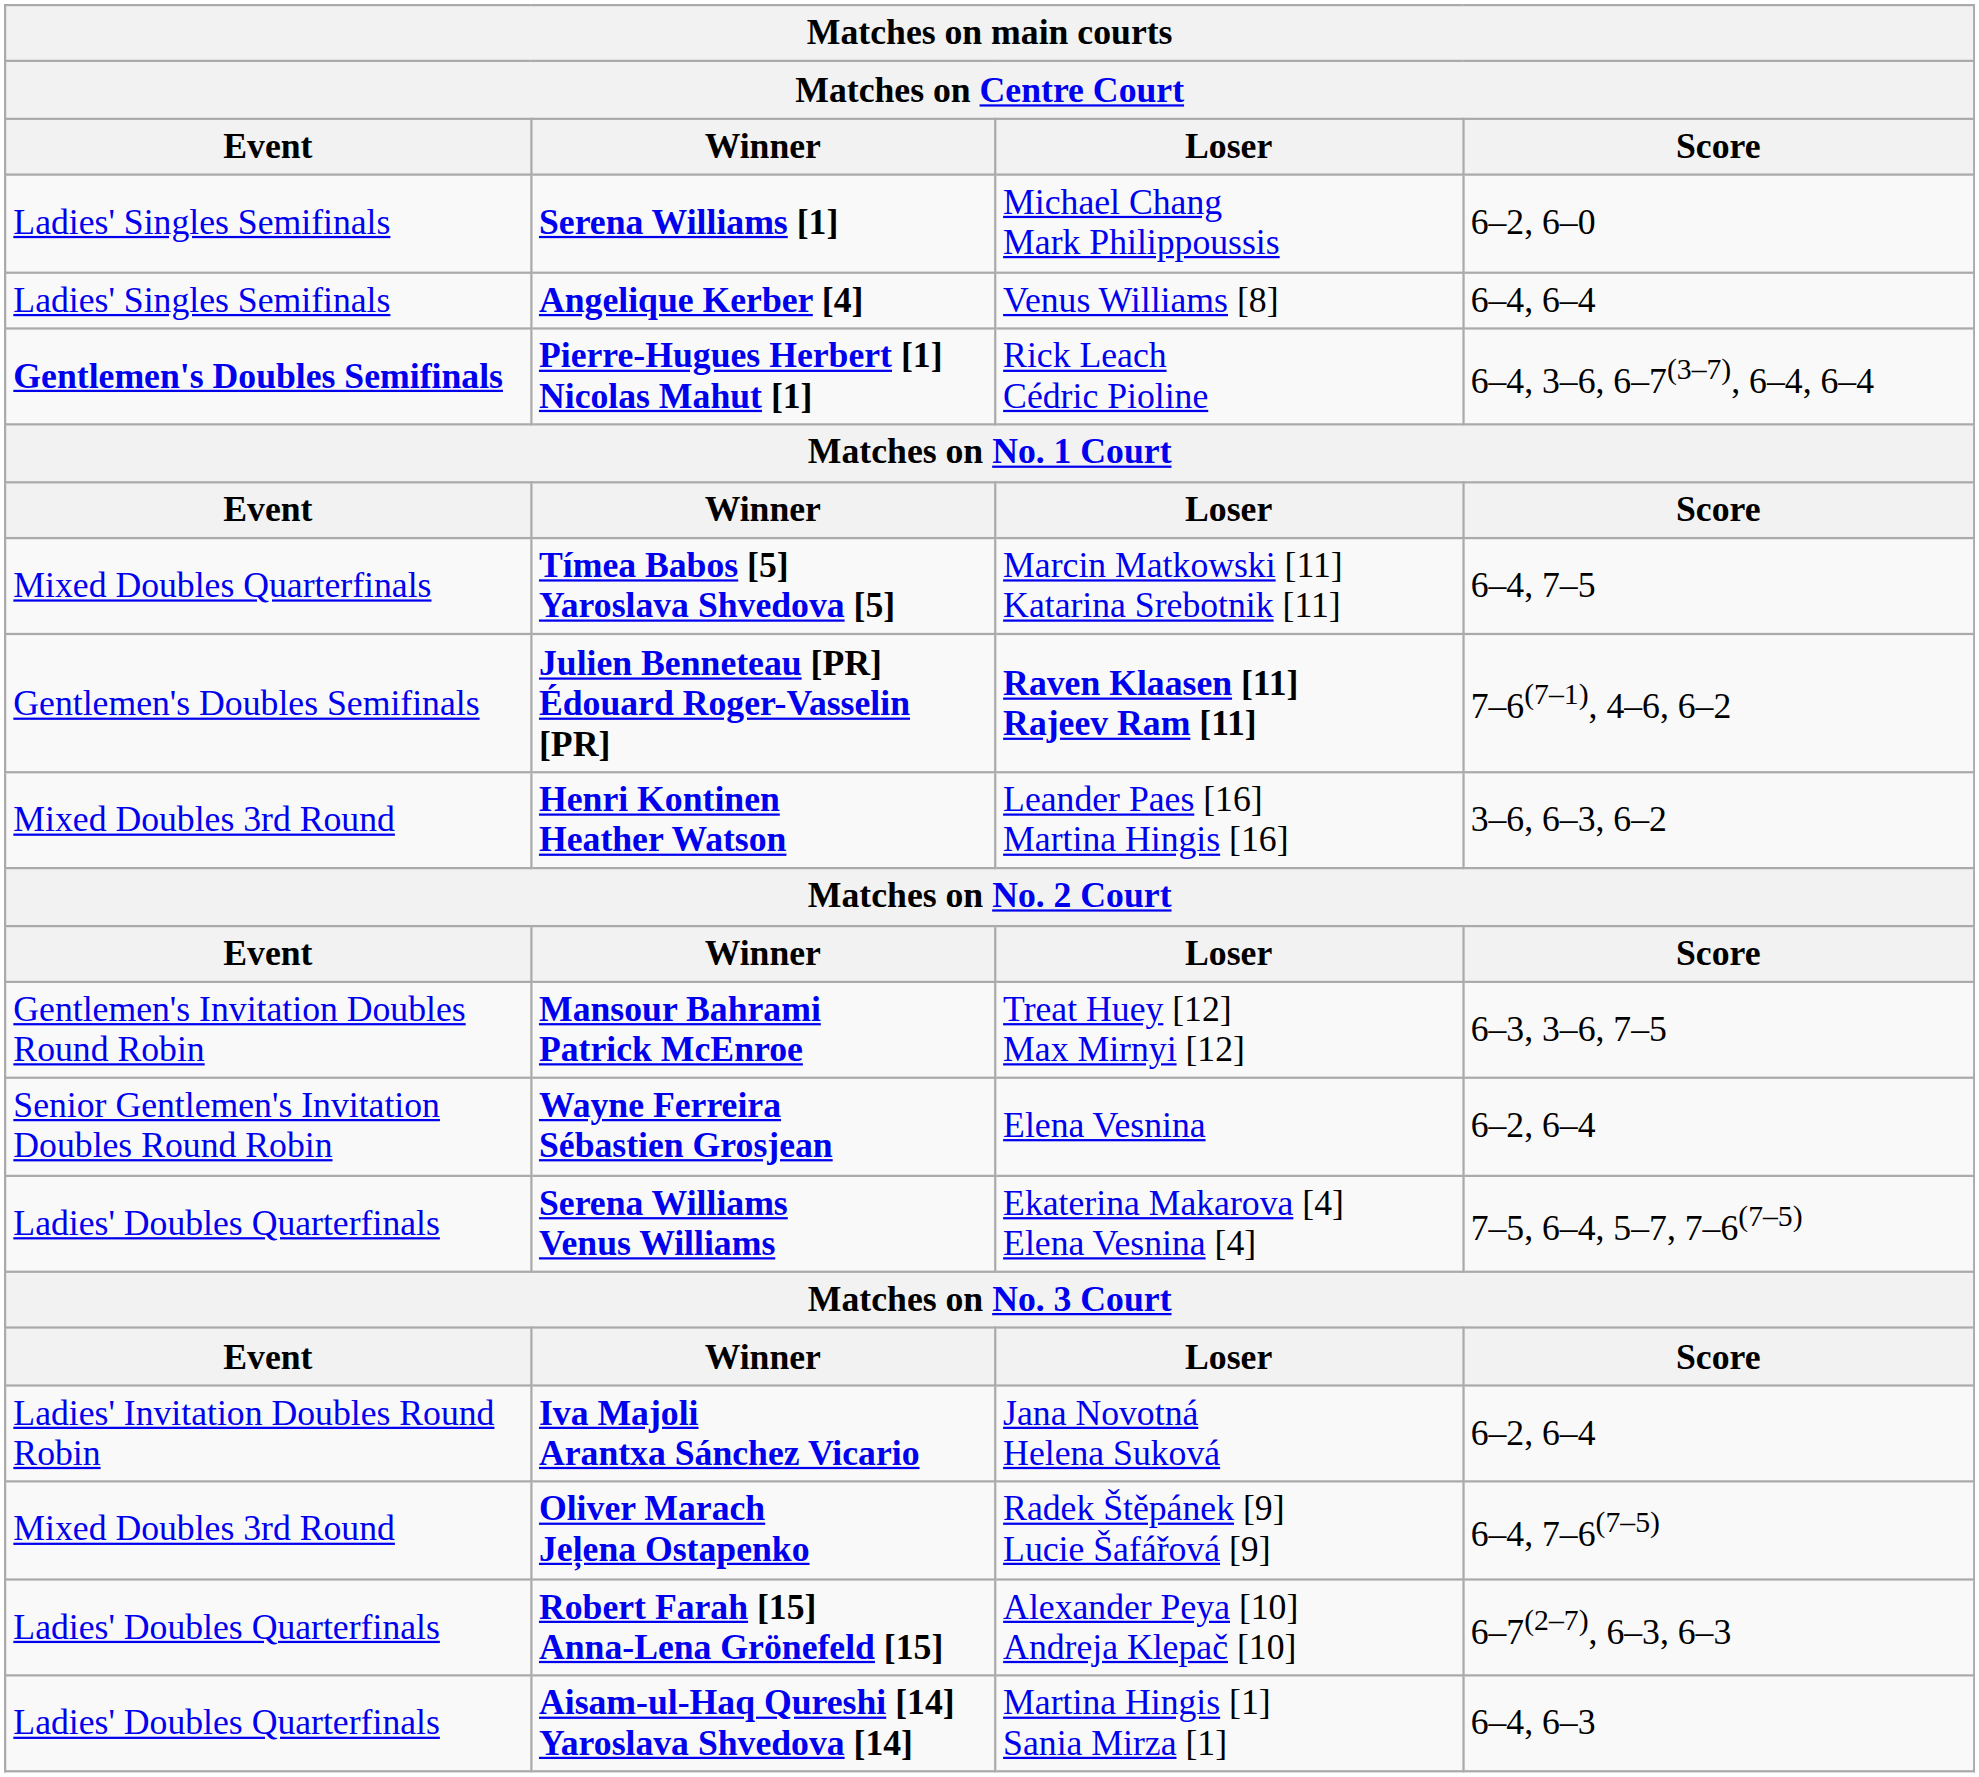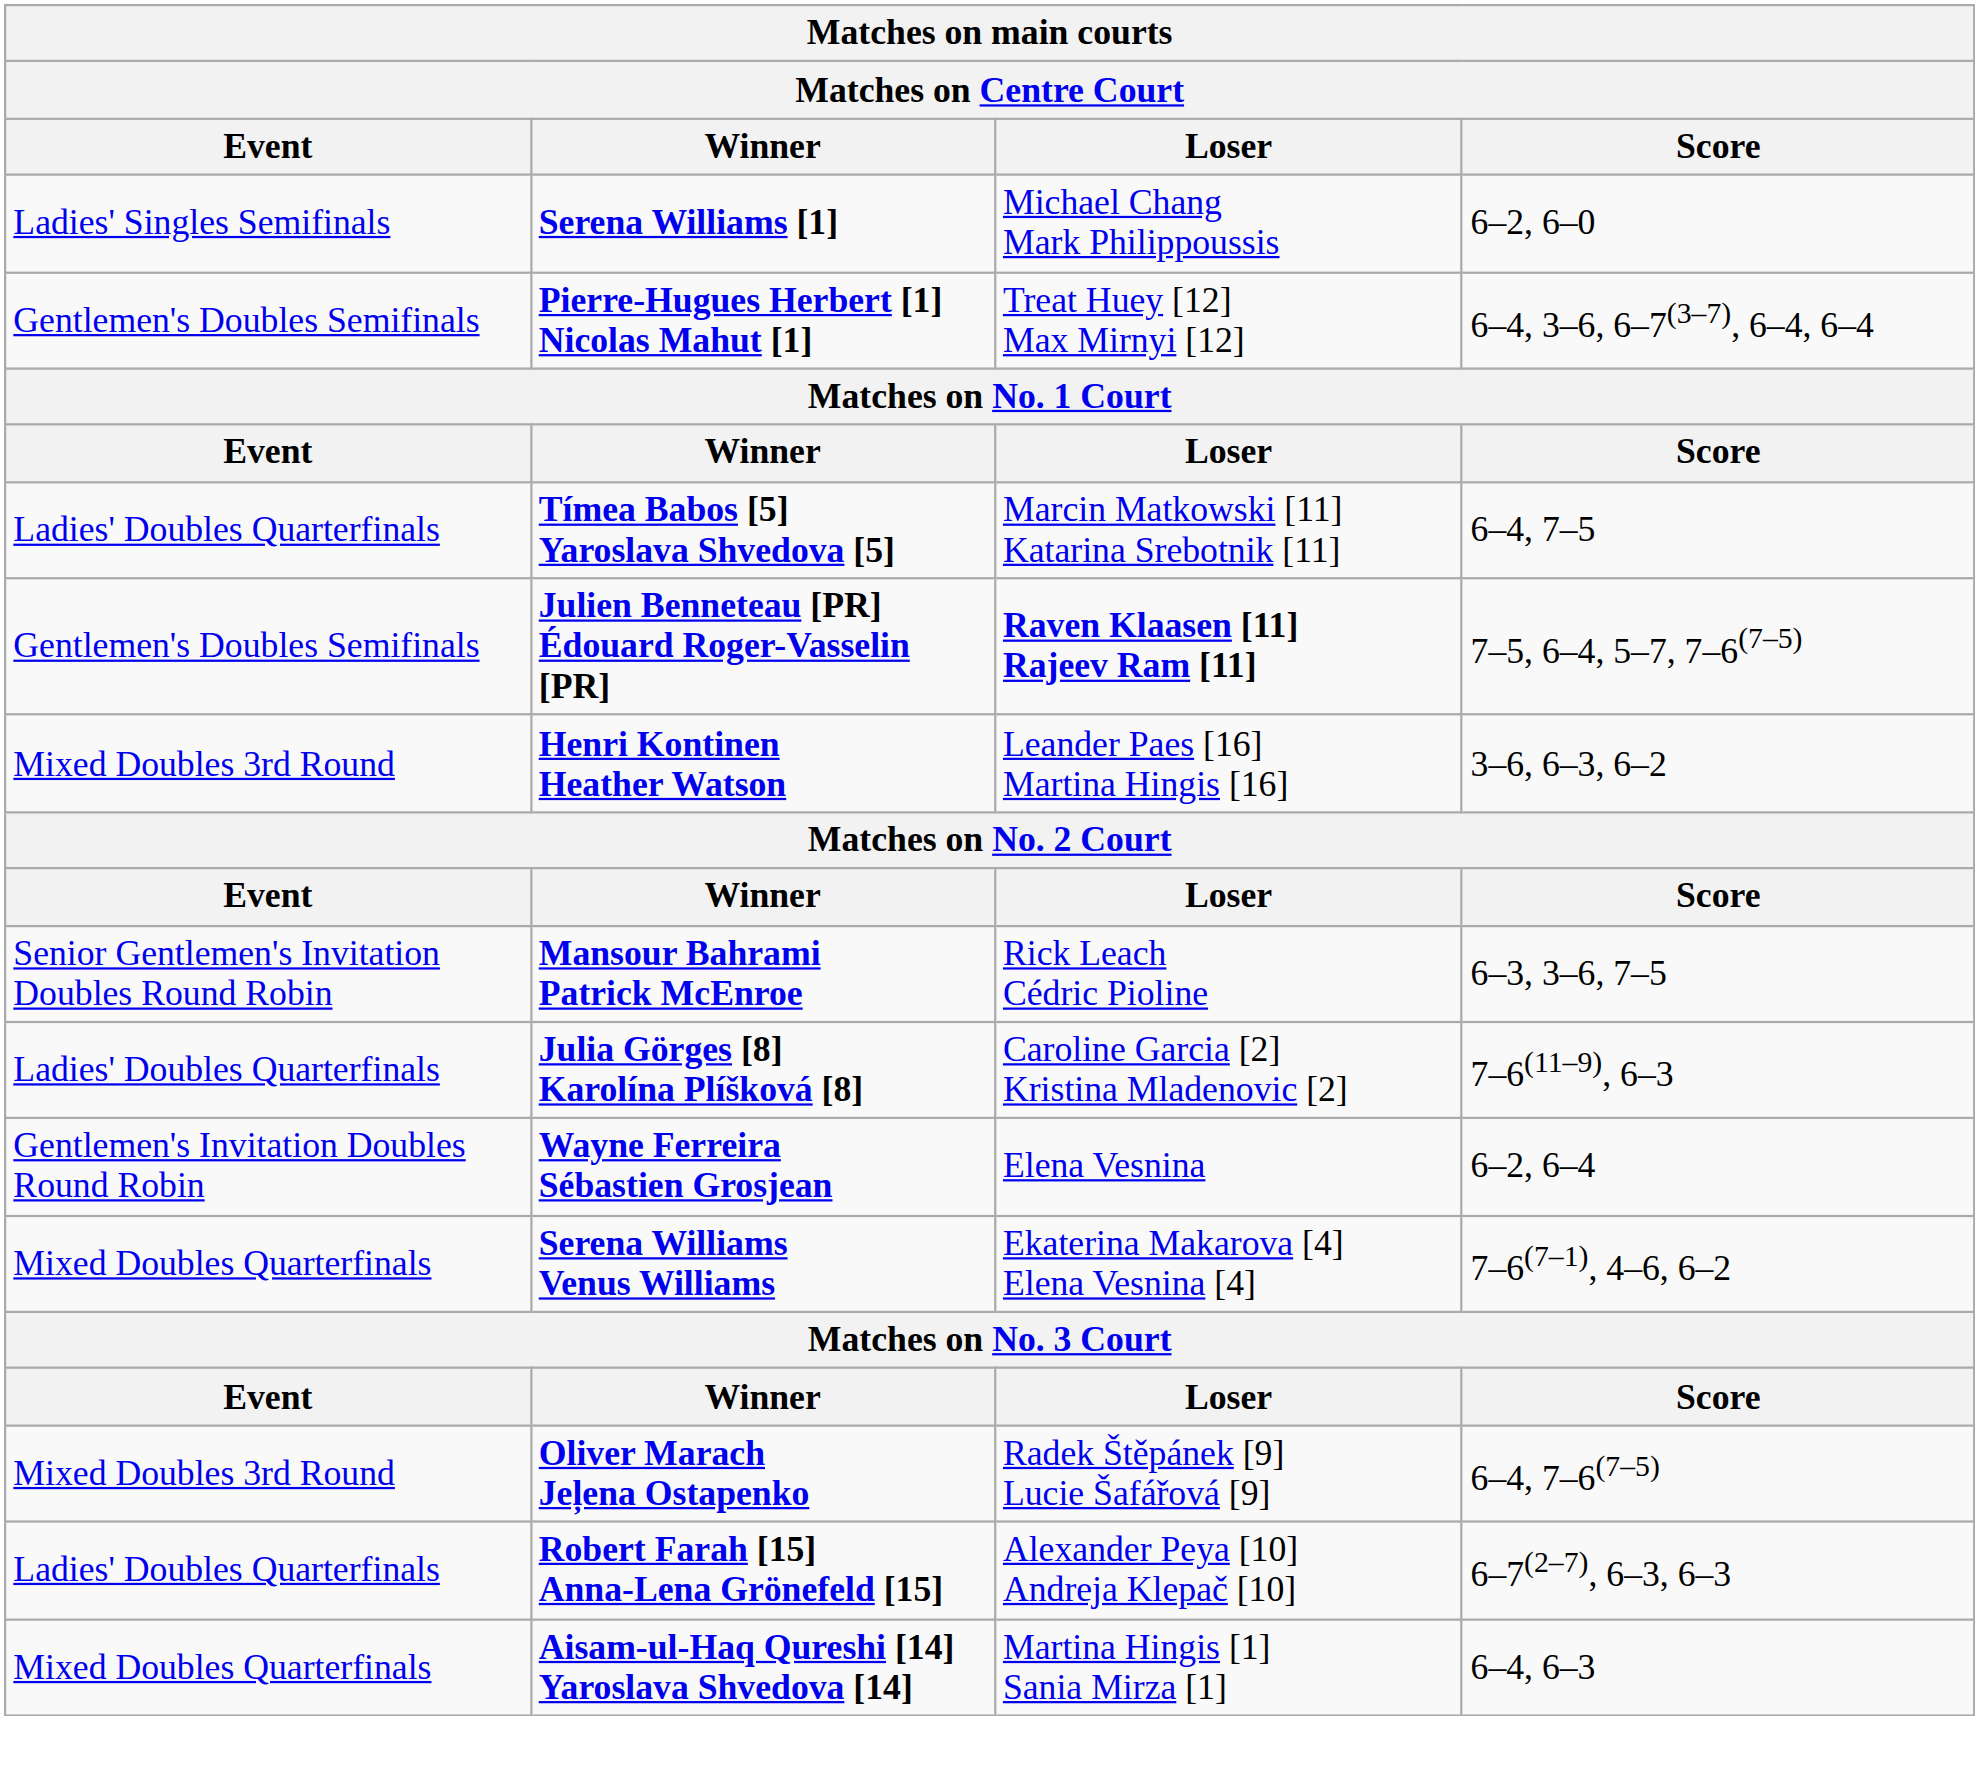- row: (701, 299)
(258, 375) bold -> (246, 319) normal
(1106, 375) Rick Leach Cédric Pioline -> (1124, 319) Treat Huey [12] Max Mirnyi [12]
(222, 585) Mixed Doubles Quarterfinals -> (227, 529) Ladies' Doubles Quarterfinals
(1601, 702) 7–6(7–1), 4–6, 6–2 -> (1637, 646) 7–5, 6–4, 5–7, 7–6(7–5)
(240, 1029) Gentlemen's Invitation Doubles Round Robin -> (227, 972) Senior Gentlemen's Invitation Doubles Round Robin
(1124, 1029) Treat Huey [12] Max Mirnyi [12] -> (1105, 972) Rick Leach Cédric Pioline
+ row: (701, 1069)
(227, 1126) Senior Gentlemen's Invitation Doubles Round Robin -> (240, 1166) Gentlemen's Invitation Doubles Round Robin
(227, 1222) Ladies' Doubles Quarterfinals -> (222, 1262) Mixed Doubles Quarterfinals
(1637, 1222) 7–5, 6–4, 5–7, 7–6(7–5) -> (1601, 1262) 7–6(7–1), 4–6, 6–2
- row: (729, 1432)
(227, 1722) Ladies' Doubles Quarterfinals -> (222, 1666) Mixed Doubles Quarterfinals
